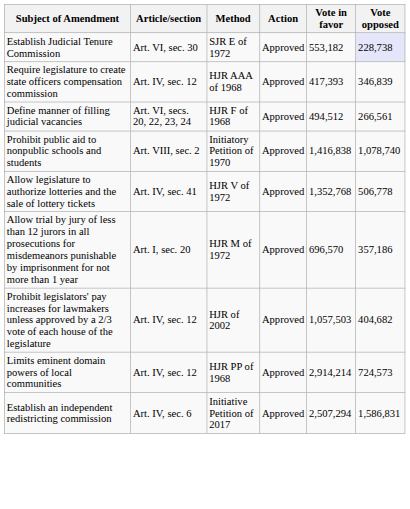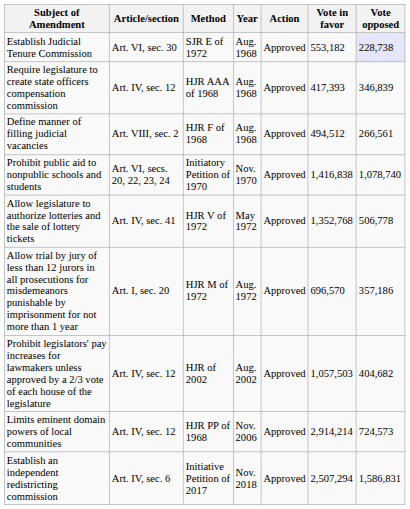+ column: (247, 18)
(162, 116) Art. VI, secs. 20, 22, 23, 24 -> (145, 134) Art. VIII, sec. 2
(166, 151) Art. VIII, sec. 2 -> (141, 174) Art. VI, secs. 20, 22, 23, 24
